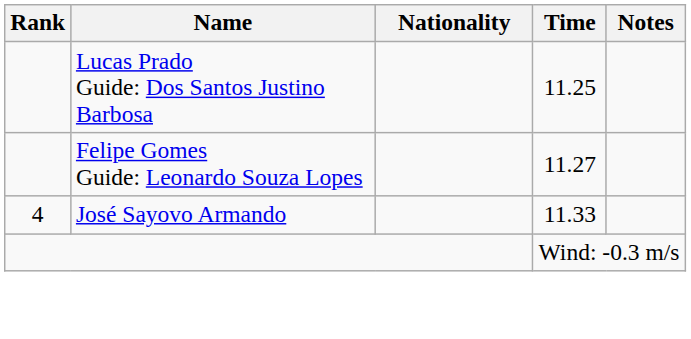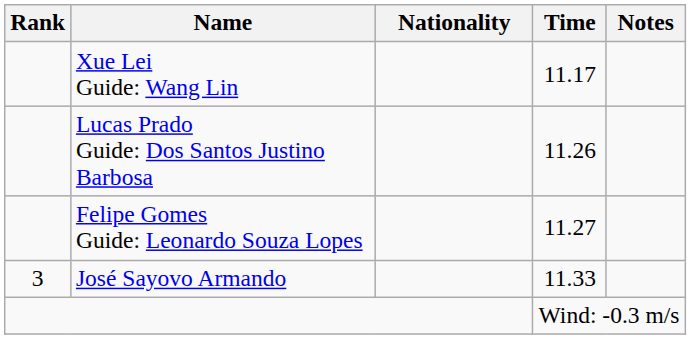+ row: (157, 73)
(570, 86) 11.25 -> (570, 150) 11.26
(38, 214) 4 -> (38, 278) 3
